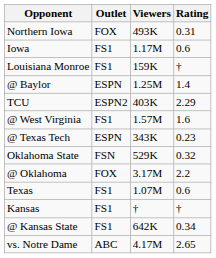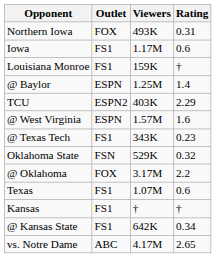(104, 119) FS1 -> (108, 119) ESPN
(108, 137) ESPN -> (104, 137) FS1
